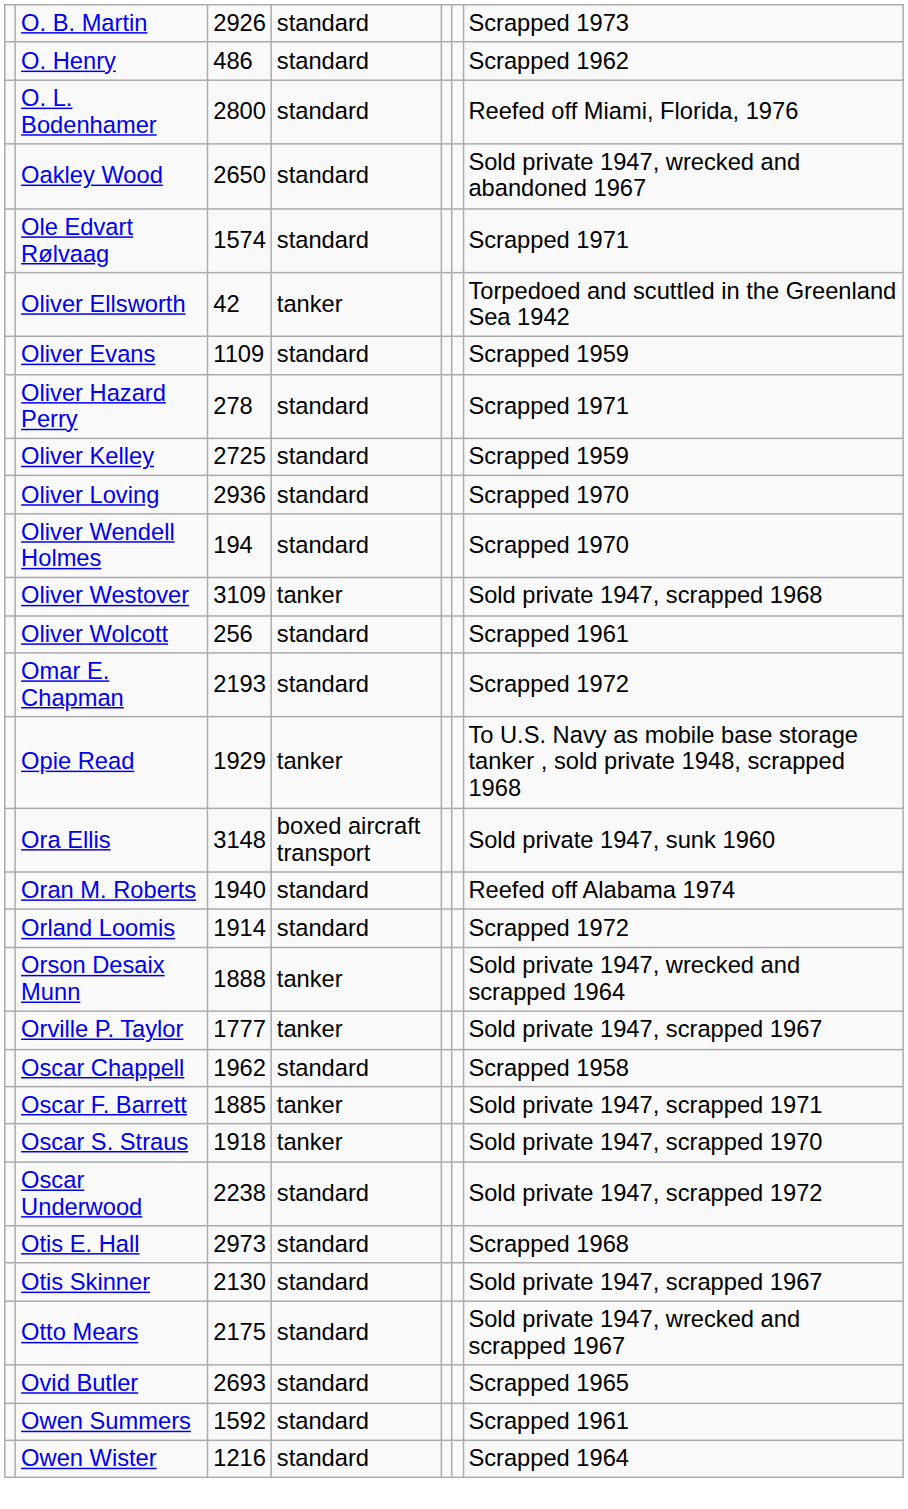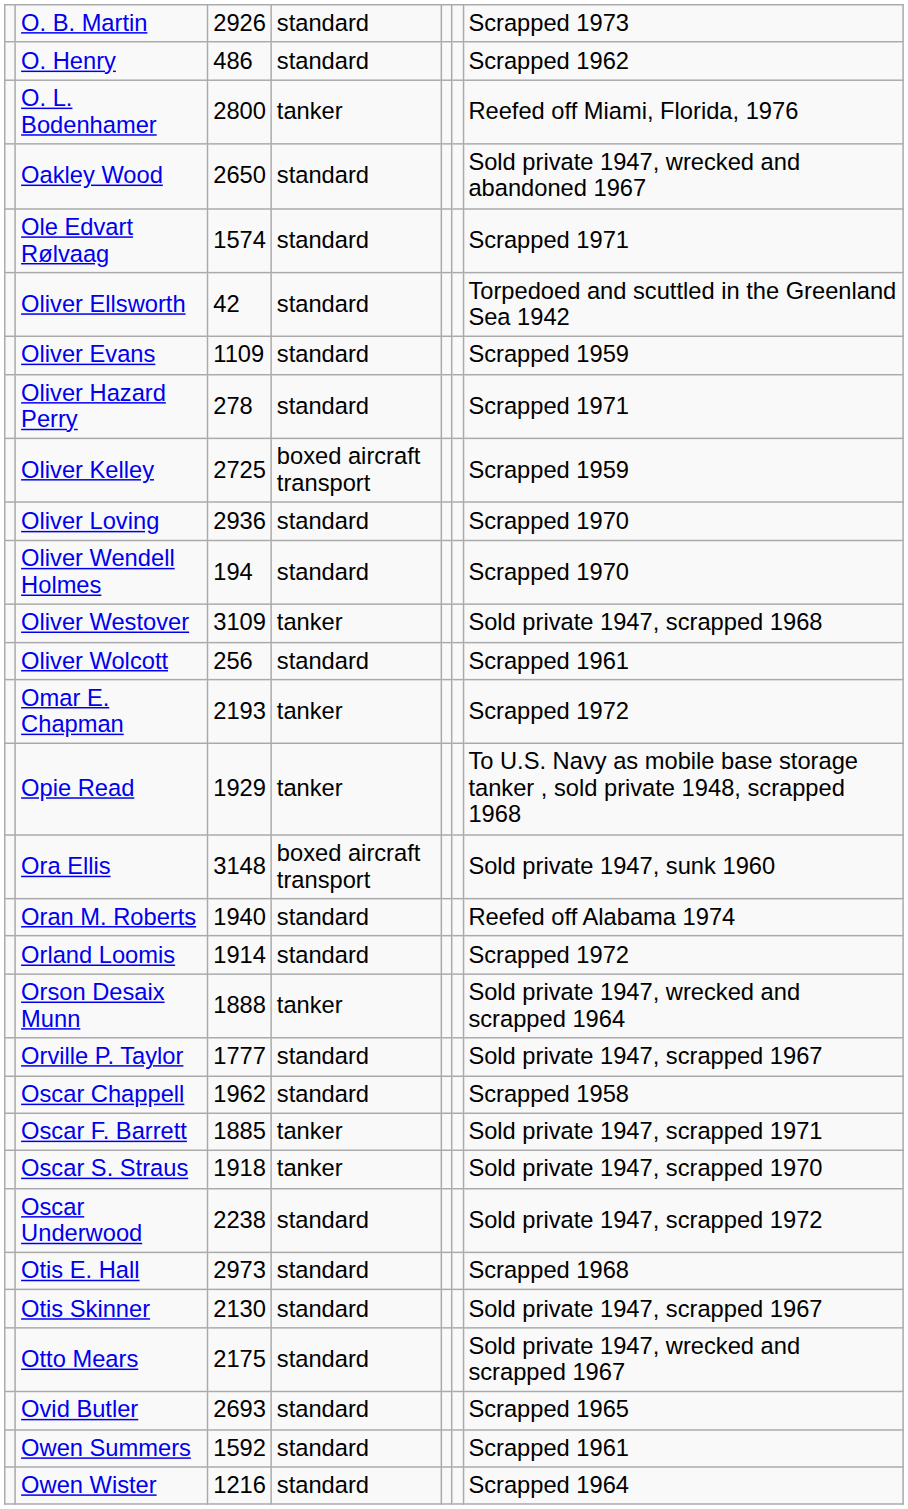(323, 111) standard -> (310, 111) tanker
(310, 304) tanker -> (323, 304) standard
(323, 456) standard -> (349, 470) boxed aircraft transport
(323, 684) standard -> (310, 711) tanker
(310, 1029) tanker -> (323, 1056) standard
